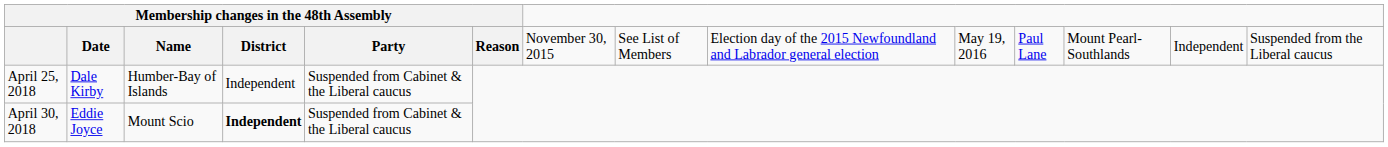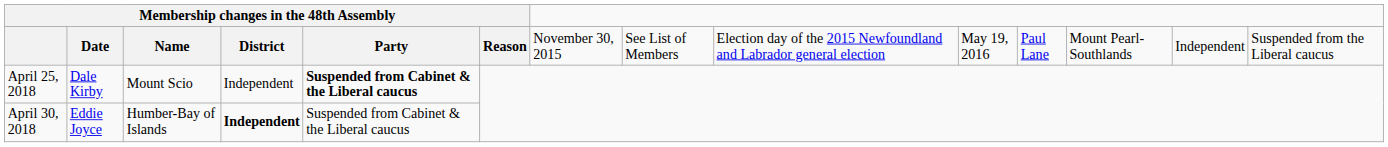(172, 84) Humber-Bay of Islands -> (160, 84) Mount Scio
(385, 84) normal -> (388, 84) bold
(161, 122) Mount Scio -> (171, 122) Humber-Bay of Islands
